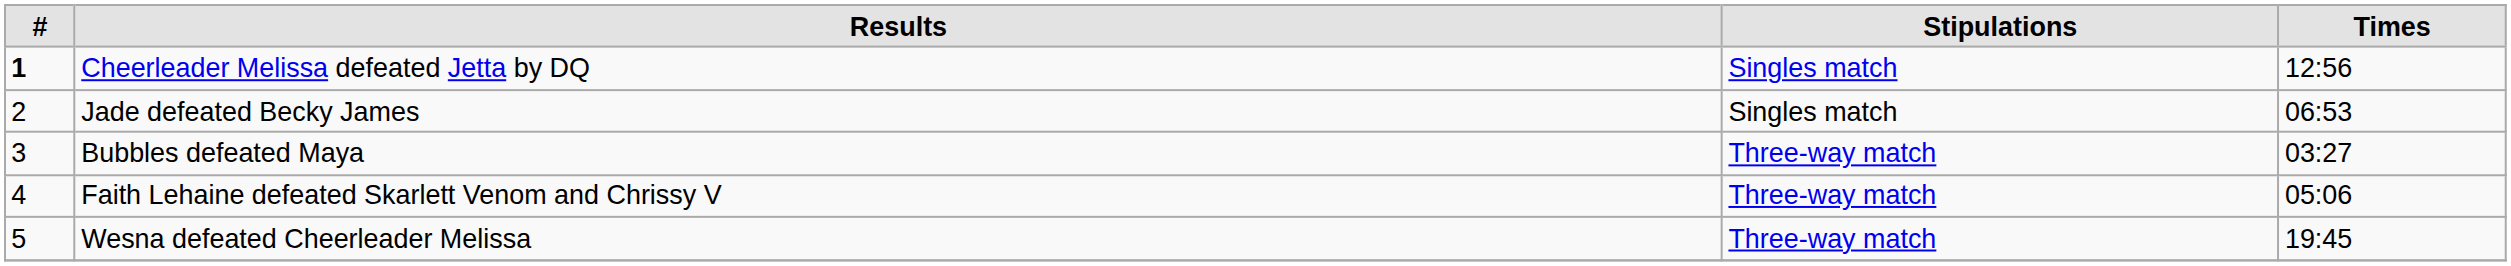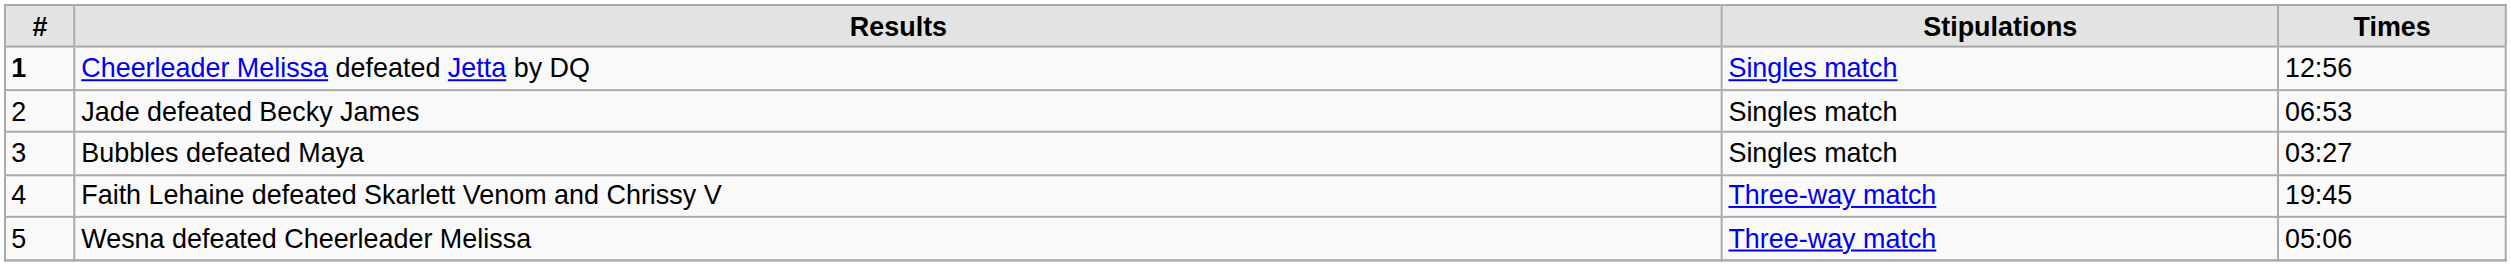(1832, 153) Three-way match -> (1813, 153) Singles match
(2319, 196) 05:06 -> (2319, 196) 19:45
(2319, 238) 19:45 -> (2319, 238) 05:06
